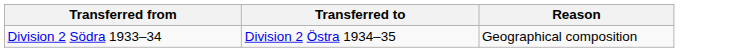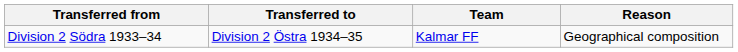+ column: (487, 15)
